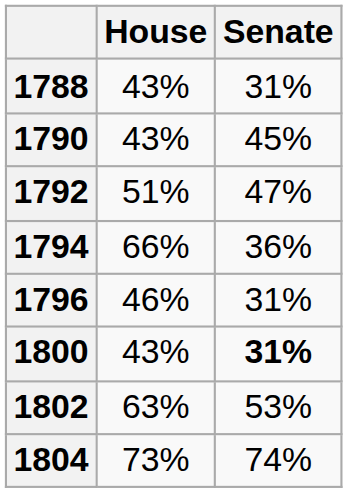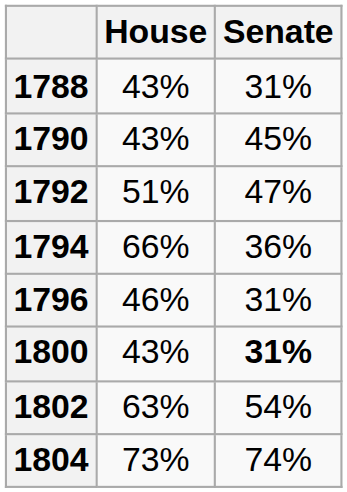(278, 406) 53% -> (278, 406) 54%
